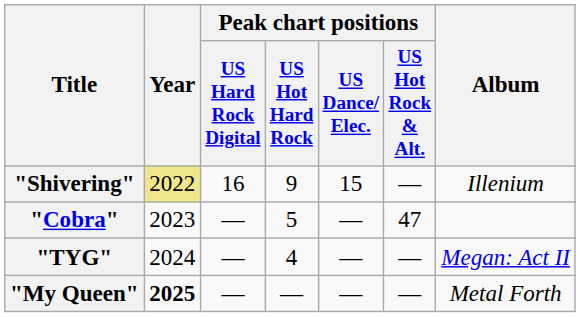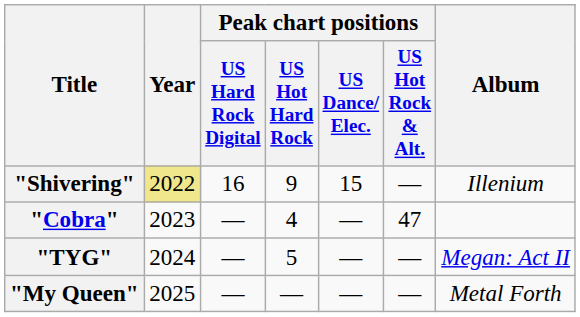(292, 220) 5 -> (292, 220) 4
(292, 256) 4 -> (292, 256) 5
(172, 293) bold -> (172, 293) normal
